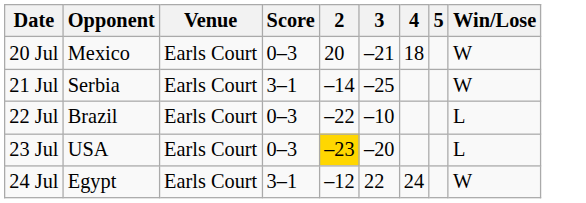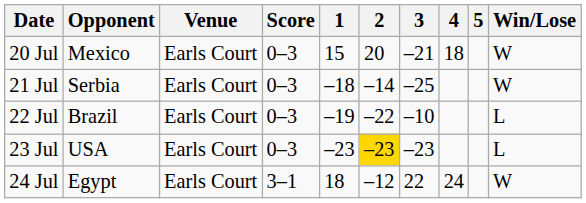+ column: (339, 20)
(282, 85) 3–1 -> (282, 85) 0–3
(379, 149) –20 -> (419, 149) –23
